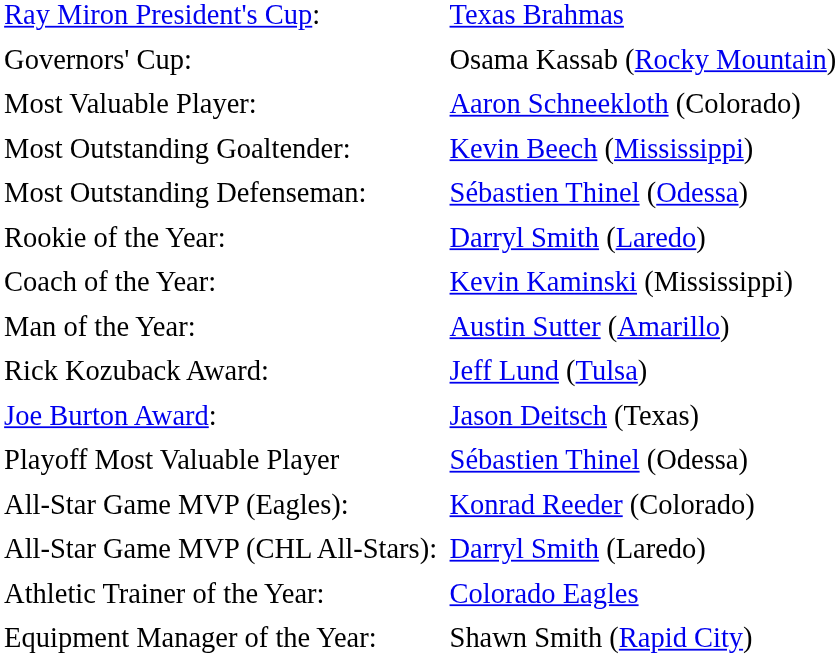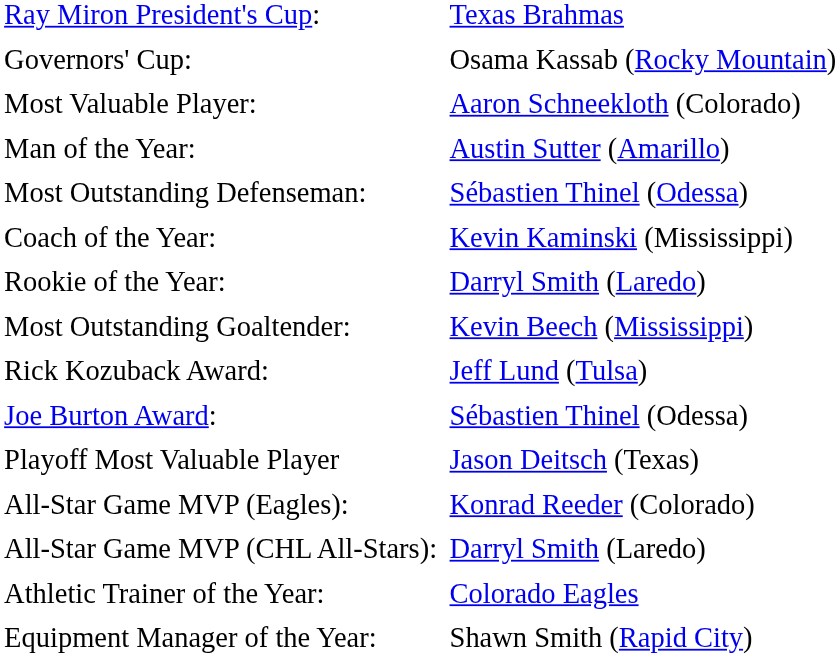rows swapped: (177, 148) <-> (100, 326)
rows swapped: (115, 237) <-> (110, 281)
(574, 415) Jason Deitsch (Texas) -> (599, 415) Sébastien Thinel (Odessa)
(599, 459) Sébastien Thinel (Odessa) -> (574, 459) Jason Deitsch (Texas)
